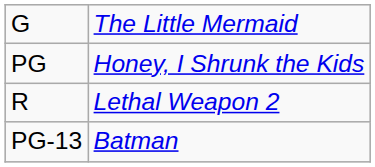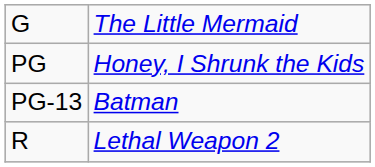rows swapped: (47, 141) <-> (20, 102)
